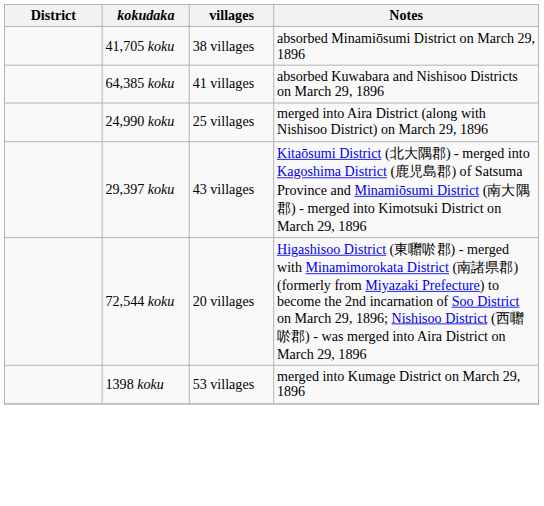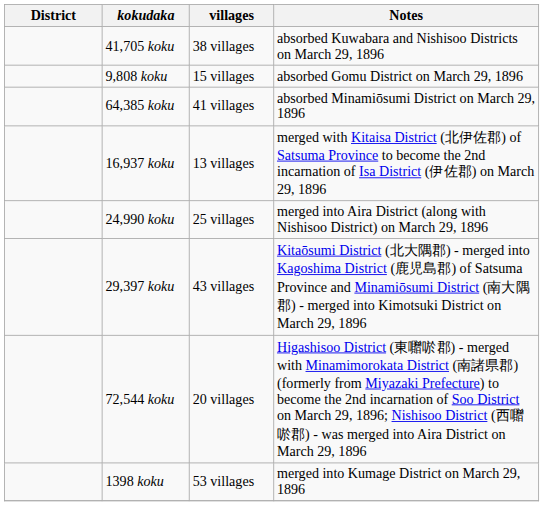(406, 45) absorbed Minamiōsumi District on March 29, 1896 -> (397, 45) absorbed Kuwabara and Nishisoo Districts on March 29, 1896
+ row: (136, 76)
(397, 84) absorbed Kuwabara and Nishisoo Districts on March 29, 1896 -> (406, 106) absorbed Minamiōsumi District on March 29, 1896
+ row: (140, 163)
